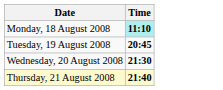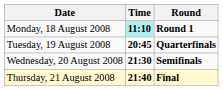+ column: (186, 12)
